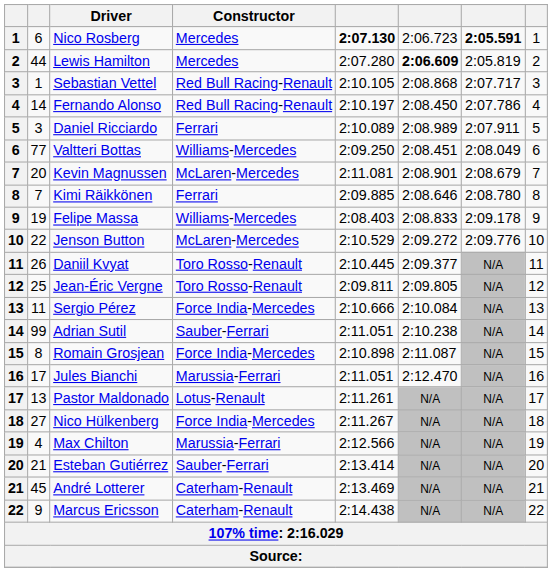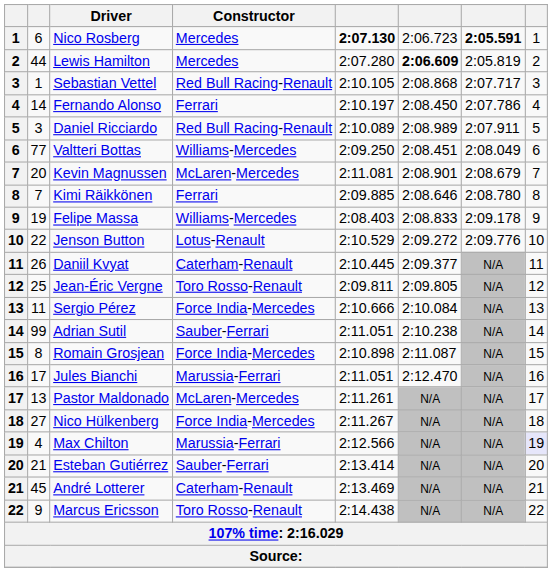(254, 105) Red Bull Racing-Renault -> (197, 105) Ferrari
(197, 128) Ferrari -> (254, 128) Red Bull Racing-Renault
(237, 240) McLaren-Mercedes -> (220, 240) Lotus-Renault
(239, 263) Toro Rosso-Renault -> (234, 263) Caterham-Renault
(220, 398) Lotus-Renault -> (237, 398) McLaren-Mercedes
(536, 443) no background -> (536, 443) lavender background
(234, 511) Caterham-Renault -> (239, 511) Toro Rosso-Renault
